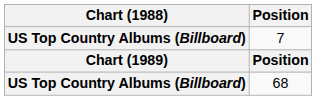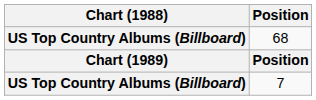rows swapped: (280, 38) <-> (280, 83)
